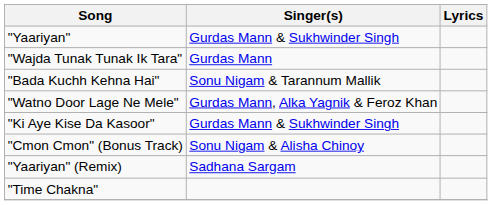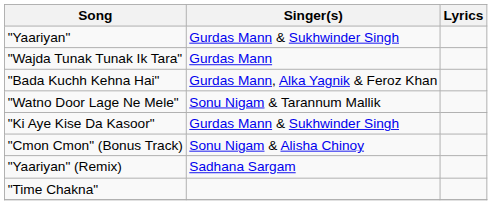(285, 80) Sonu Nigam & Tarannum Mallik -> (313, 80) Gurdas Mann, Alka Yagnik & Feroz Khan
(313, 102) Gurdas Mann, Alka Yagnik & Feroz Khan -> (285, 102) Sonu Nigam & Tarannum Mallik
